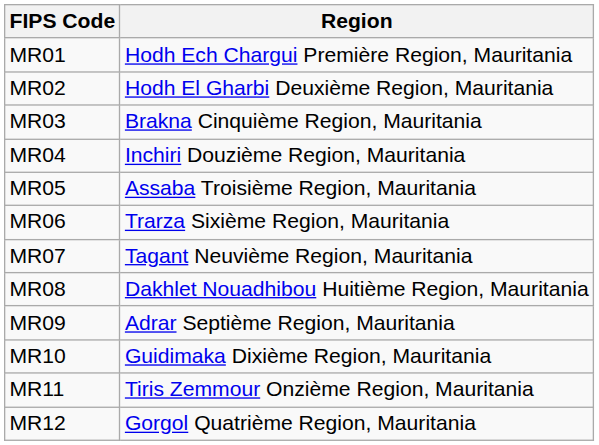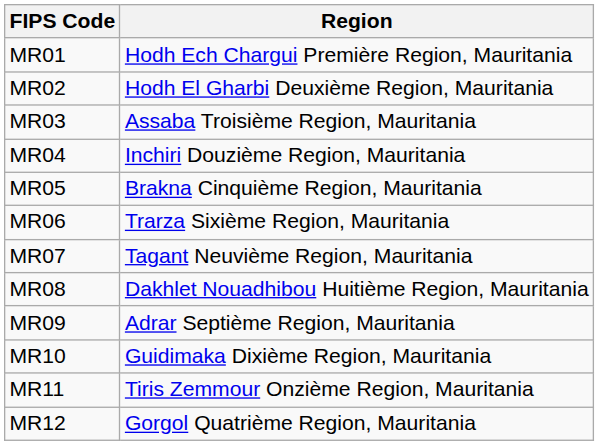(303, 121) Brakna Cinquième Region, Mauritania -> (300, 121) Assaba Troisième Region, Mauritania
(300, 188) Assaba Troisième Region, Mauritania -> (303, 188) Brakna Cinquième Region, Mauritania
